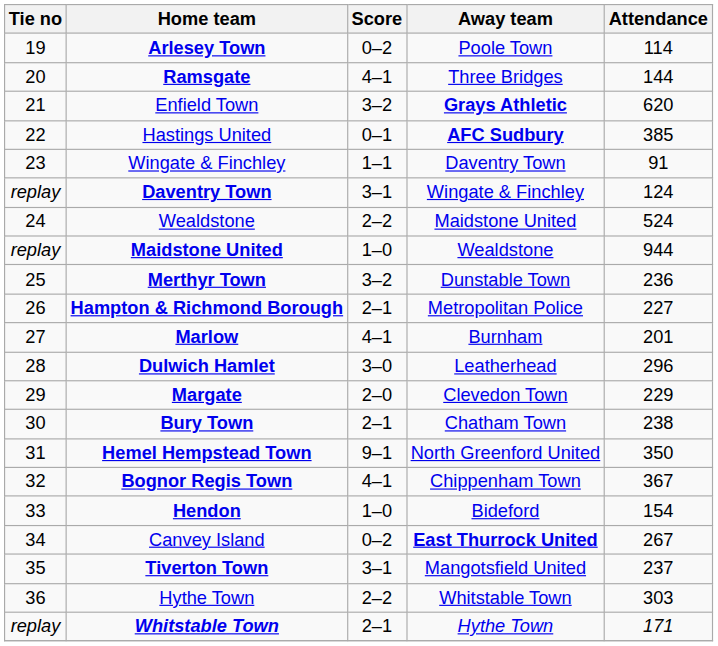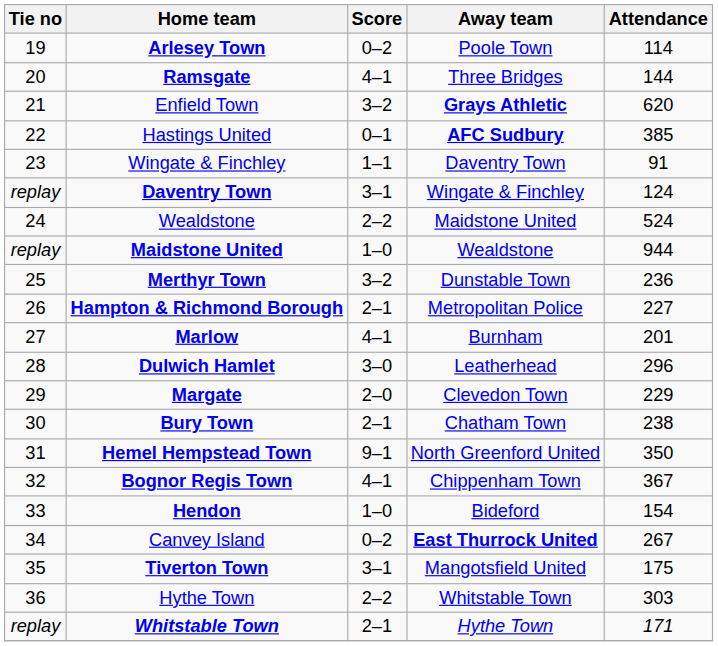(658, 568) 237 -> (658, 568) 175
